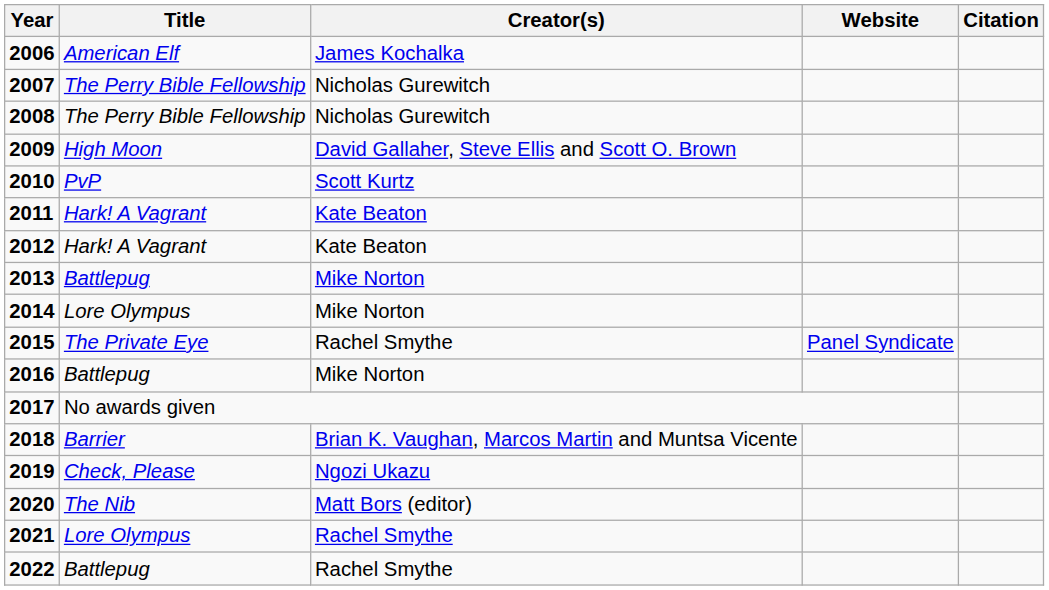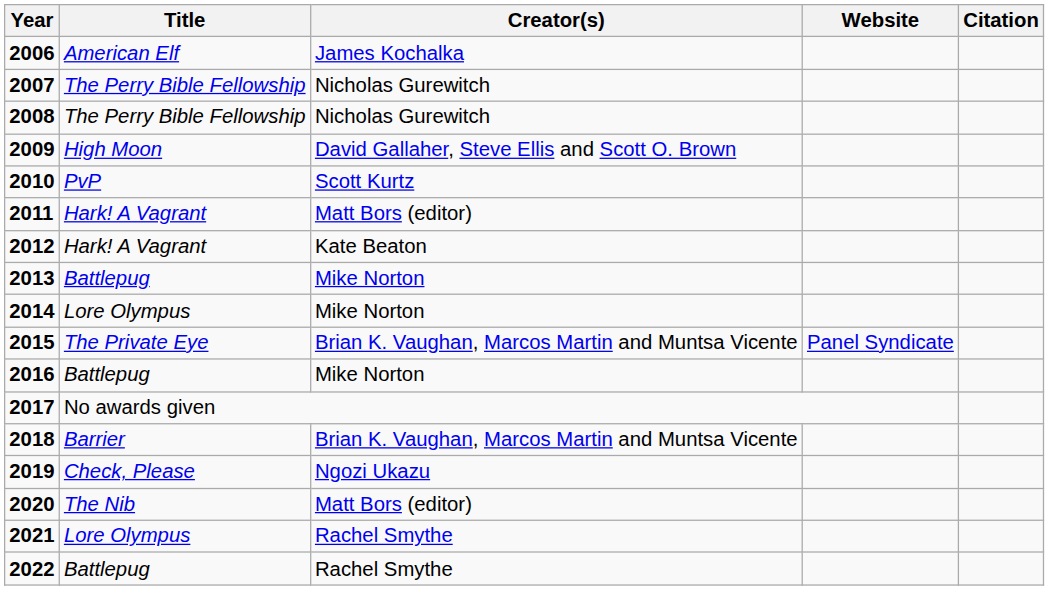(371, 213) Kate Beaton -> (393, 213) Matt Bors (editor)
(384, 342) Rachel Smythe -> (556, 342) Brian K. Vaughan, Marcos Martin and Muntsa Vicente
